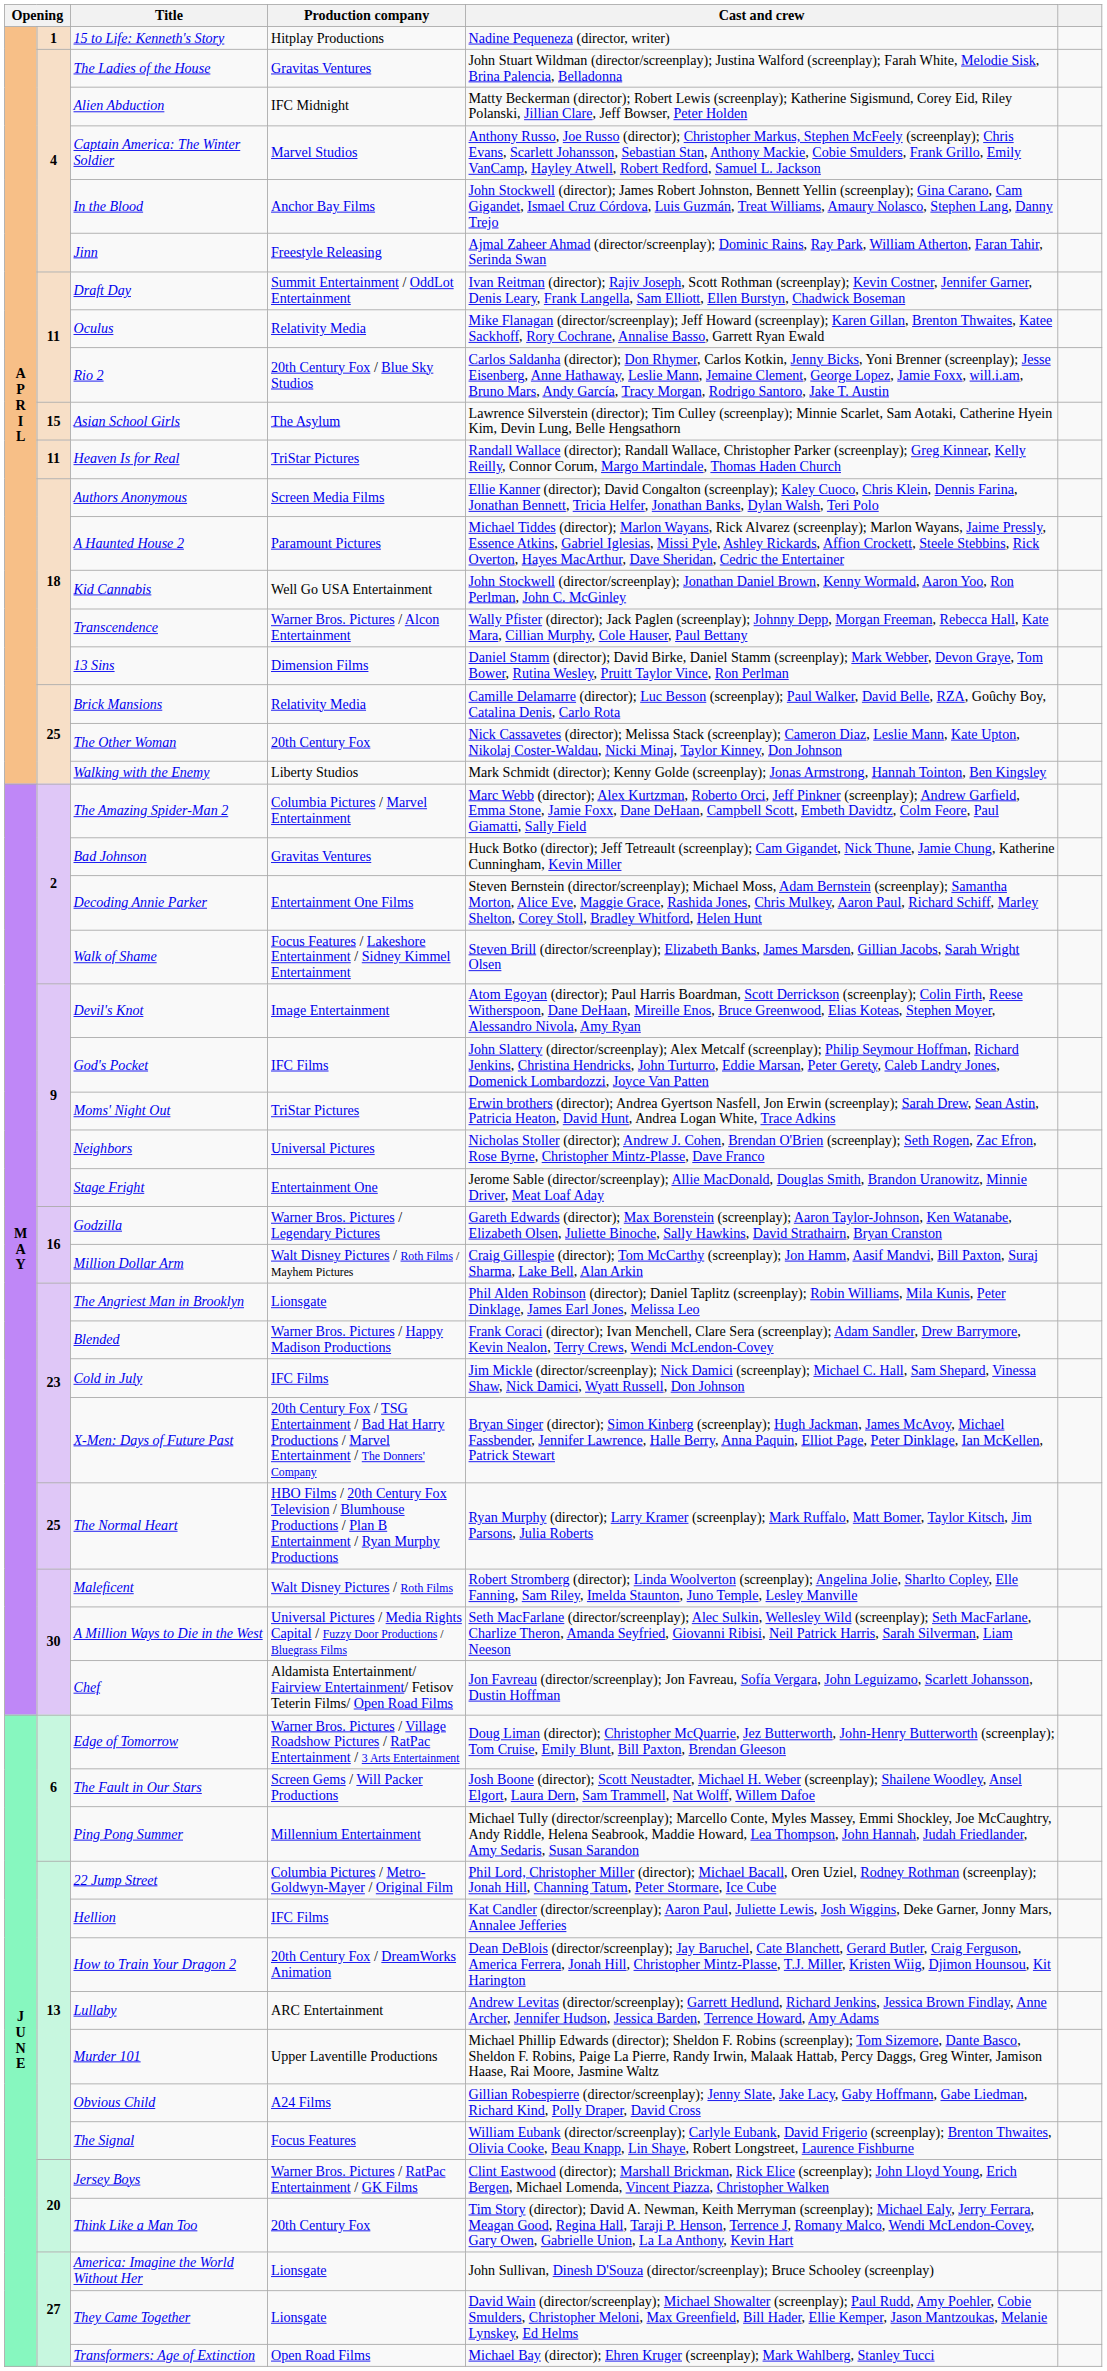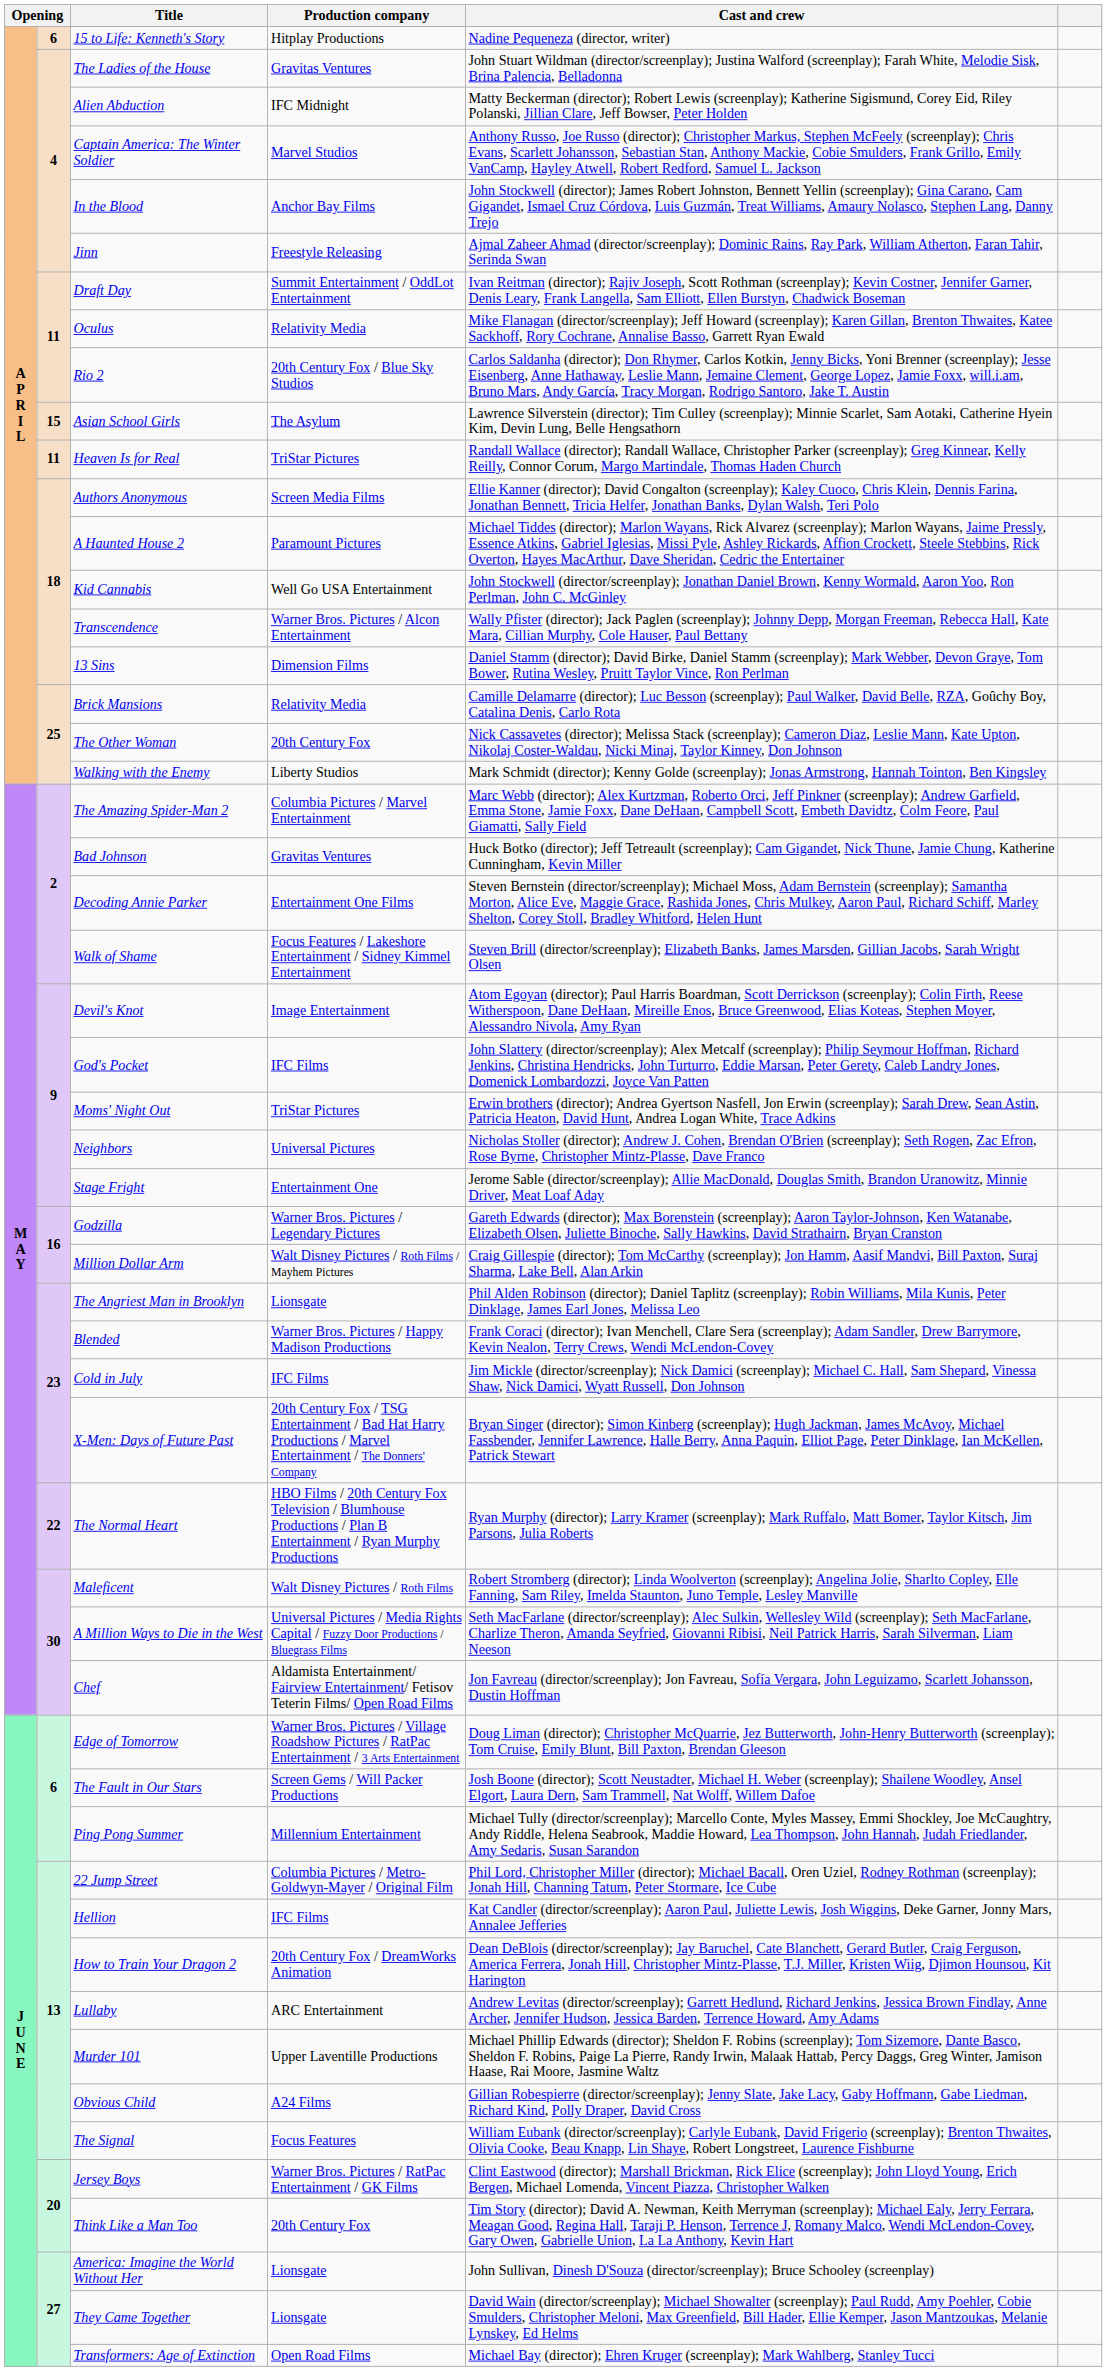(53, 37) 1 -> (53, 37) 6
(53, 1525) 25 -> (53, 1525) 22
